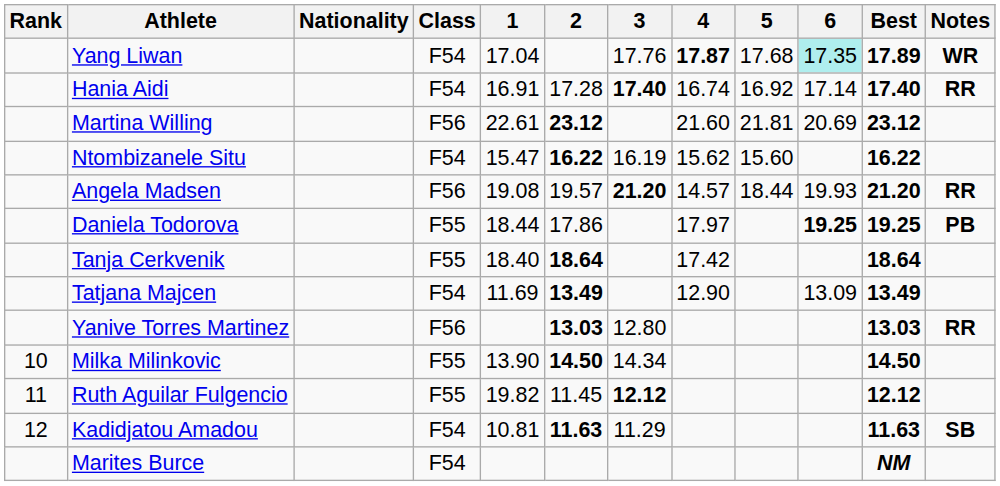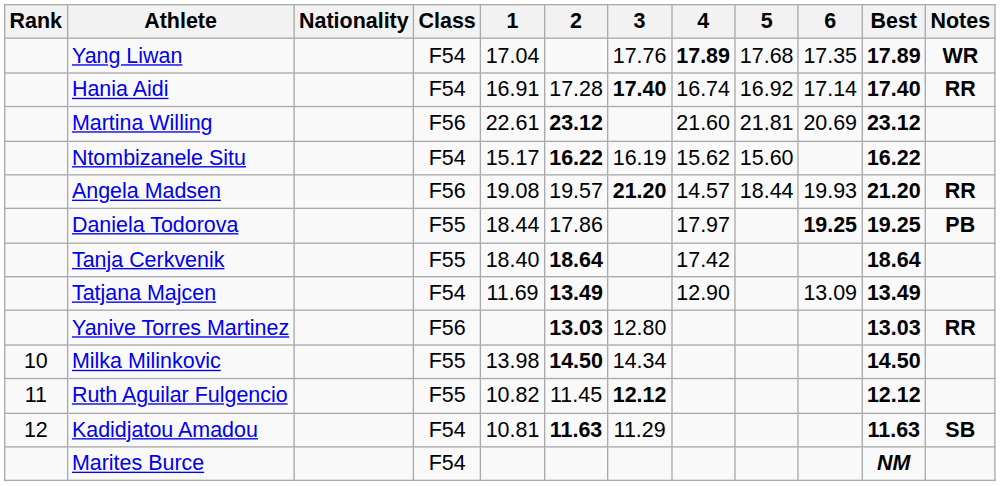(703, 55) 17.87 -> (703, 55) 17.89
(830, 55) paleturquoise background -> (830, 55) no background
(512, 157) 15.47 -> (512, 157) 15.17
(512, 361) 13.90 -> (512, 361) 13.98
(512, 395) 19.82 -> (512, 395) 10.82
